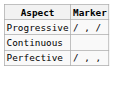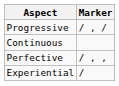+ row: (40, 73)
